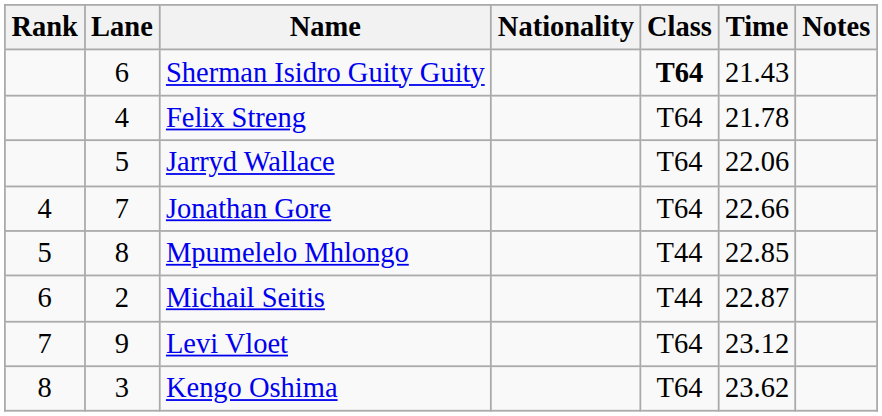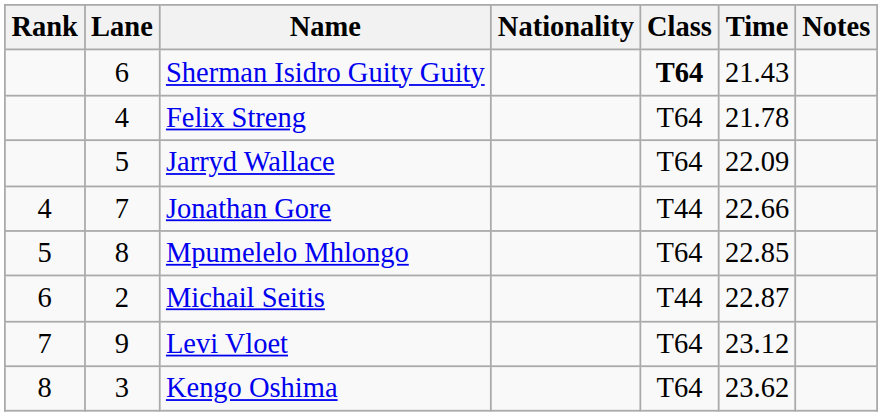(757, 162) 22.06 -> (757, 162) 22.09
(679, 207) T64 -> (679, 207) T44
(679, 252) T44 -> (679, 252) T64
